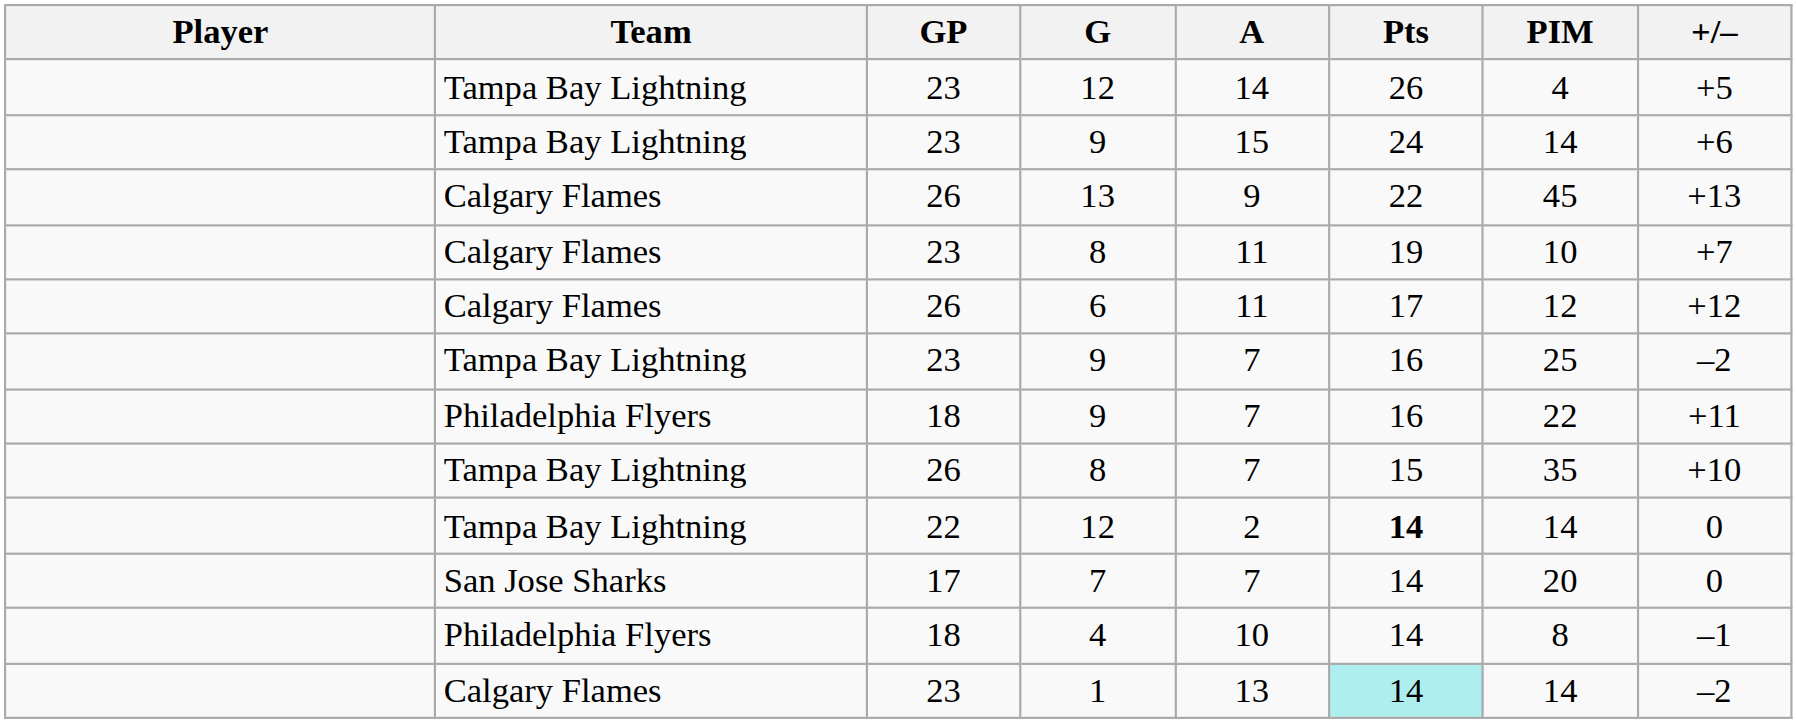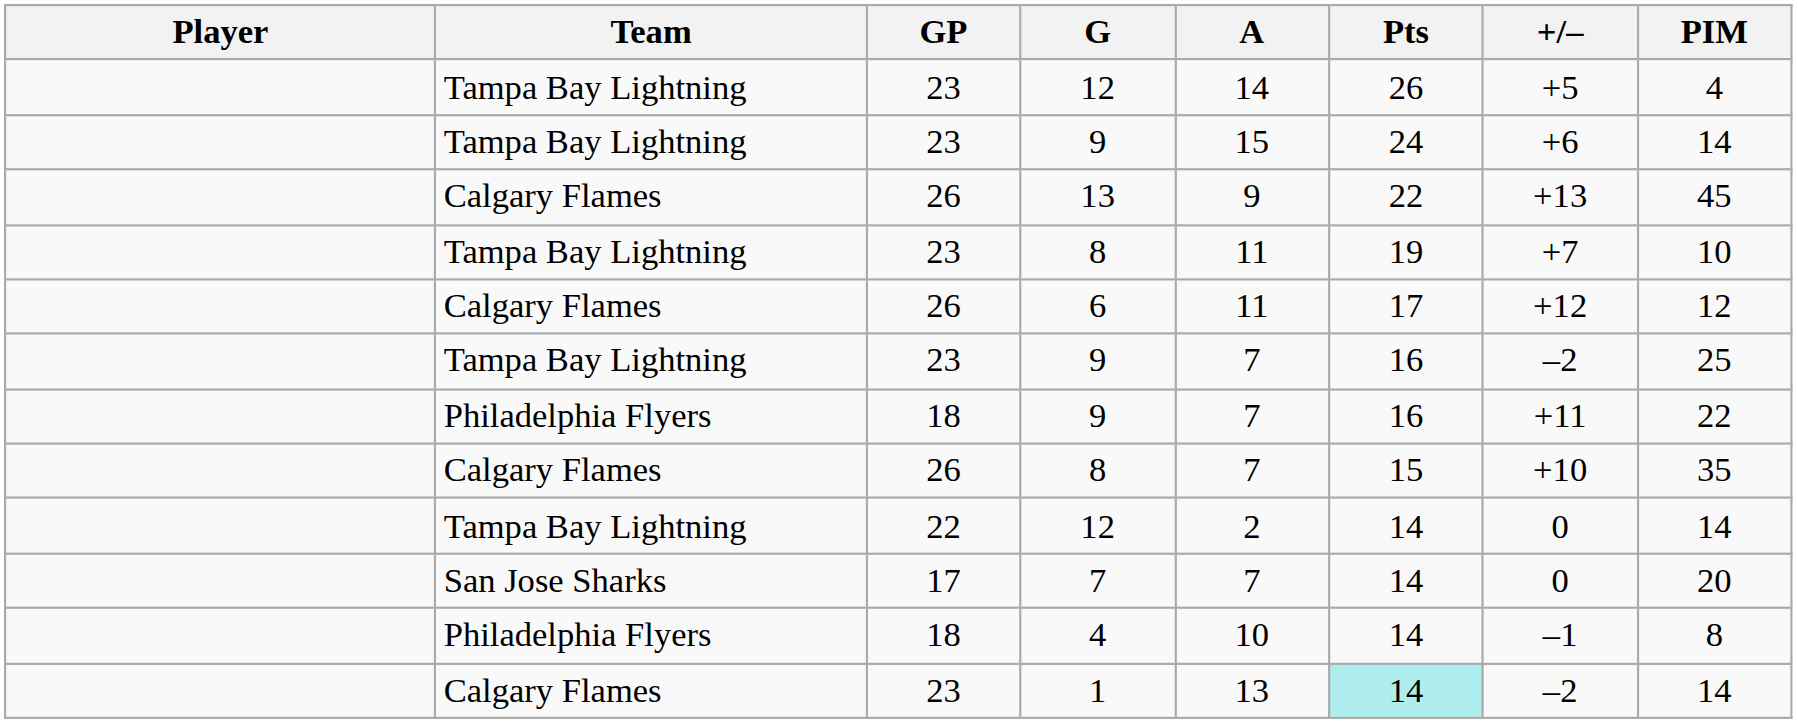columns swapped: (1714, 31) <-> (1560, 31)
(553, 251) Calgary Flames -> (595, 251) Tampa Bay Lightning
(595, 470) Tampa Bay Lightning -> (553, 470) Calgary Flames
(1406, 525) bold -> (1406, 525) normal
